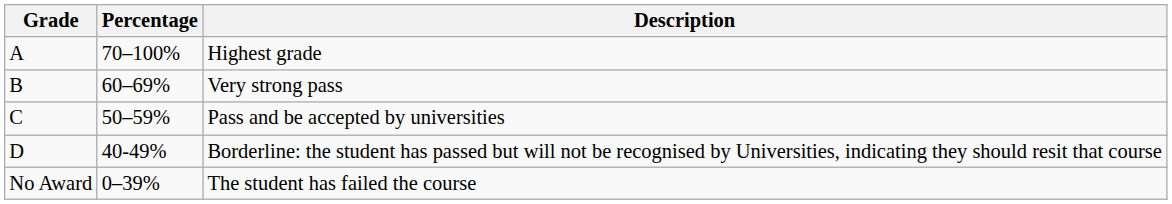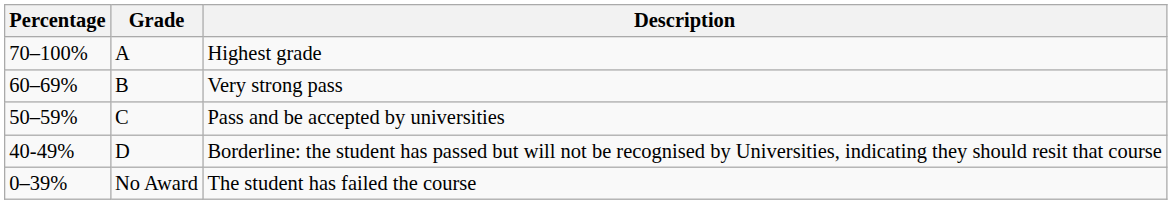columns swapped: (150, 20) <-> (51, 20)
